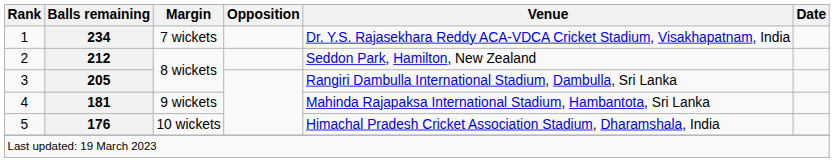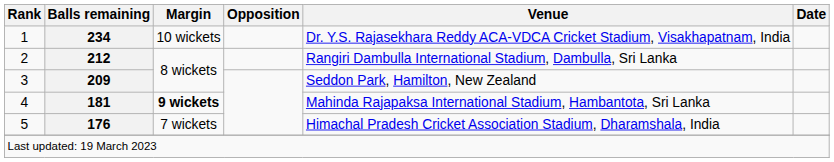(189, 37) 7 wickets -> (189, 37) 10 wickets
(421, 59) Seddon Park, Hamilton, New Zealand -> (491, 59) Rangiri Dambulla International Stadium, Dambulla, Sri Lanka
(99, 80) 205 -> (99, 80) 209
(491, 80) Rangiri Dambulla International Stadium, Dambulla, Sri Lanka -> (421, 80) Seddon Park, Hamilton, New Zealand
(189, 102) normal -> (189, 102) bold
(189, 124) 10 wickets -> (189, 124) 7 wickets
